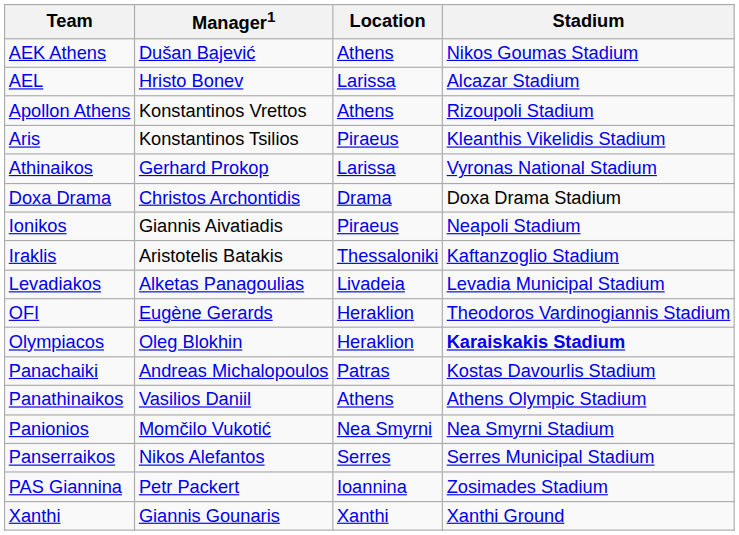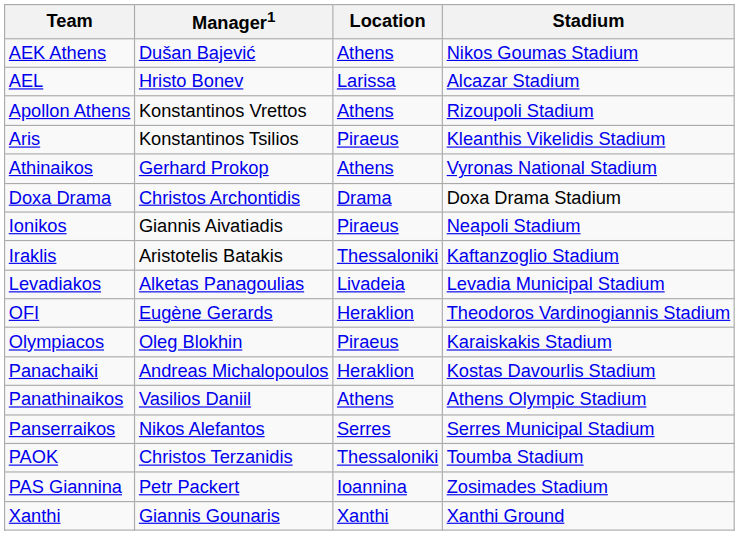(366, 168) Larissa -> (365, 168) Athens
(375, 342) Heraklion -> (368, 342) Piraeus
(536, 342) bold -> (529, 342) normal
(363, 371) Patras -> (375, 371) Heraklion
- row: (49, 428)
+ row: (33, 457)
